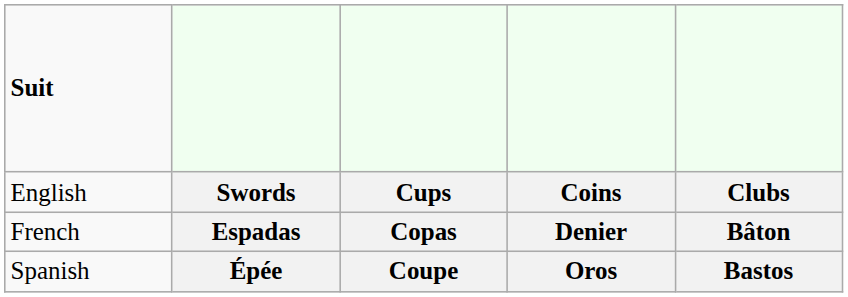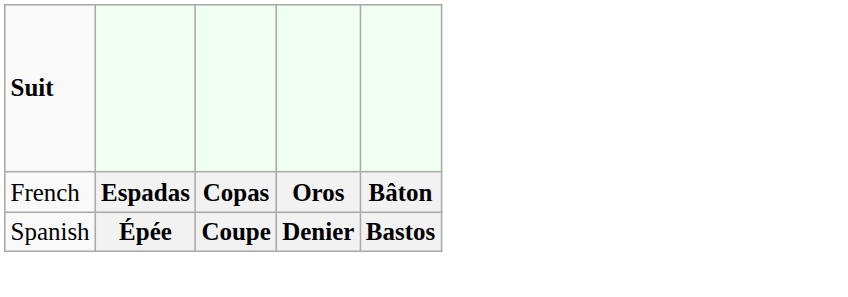- row: (256, 191)
(591, 231) Denier -> (318, 191) Oros
(591, 270) Oros -> (318, 231) Denier
